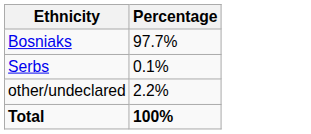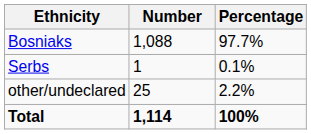+ column: (172, 16)
